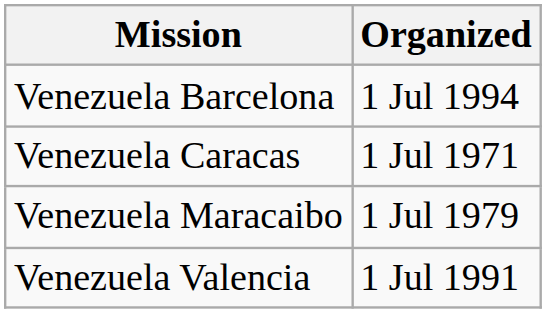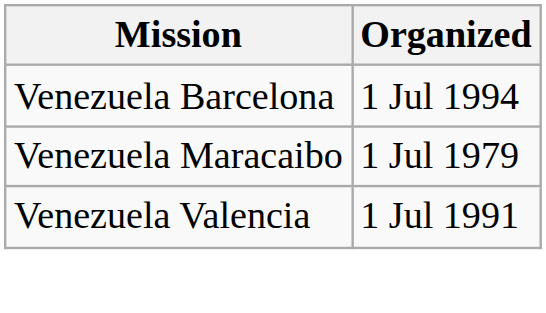- row: (157, 155)
